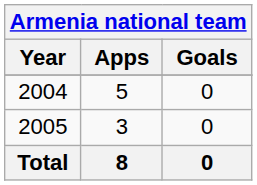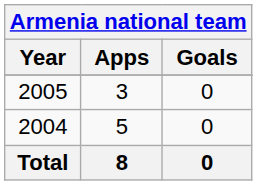rows swapped: (43, 92) <-> (43, 127)
